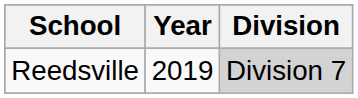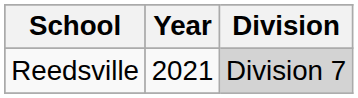(182, 70) 2019 -> (182, 70) 2021
